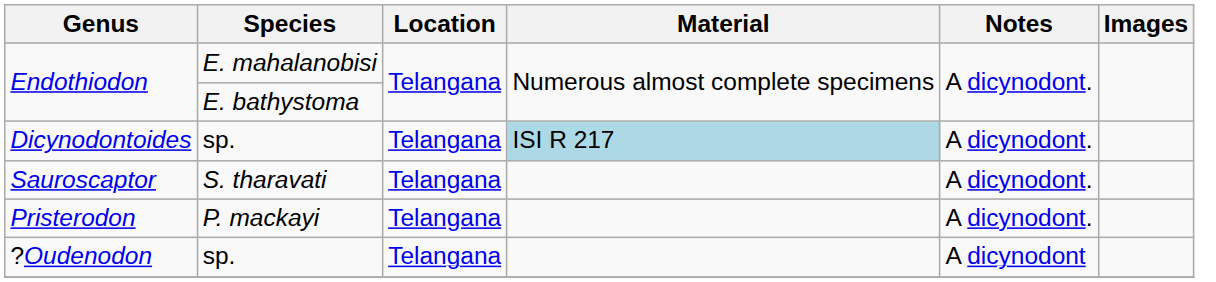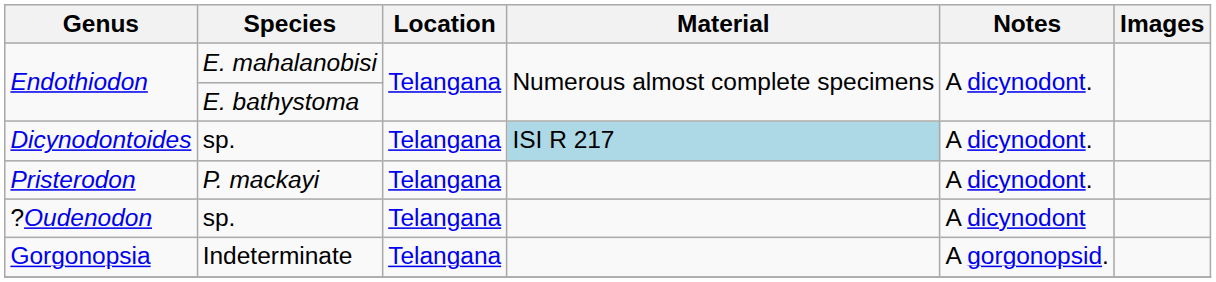- row: (83, 179)
+ row: (80, 256)
